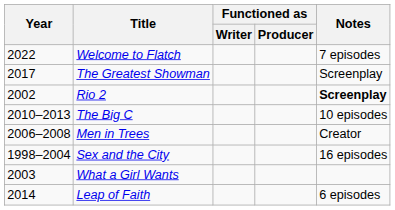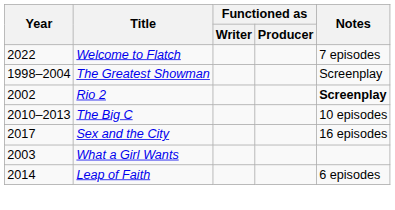(21, 74) 2017 -> (39, 74) 1998–2004
- row: (113, 134)
(39, 154) 1998–2004 -> (21, 134) 2017
